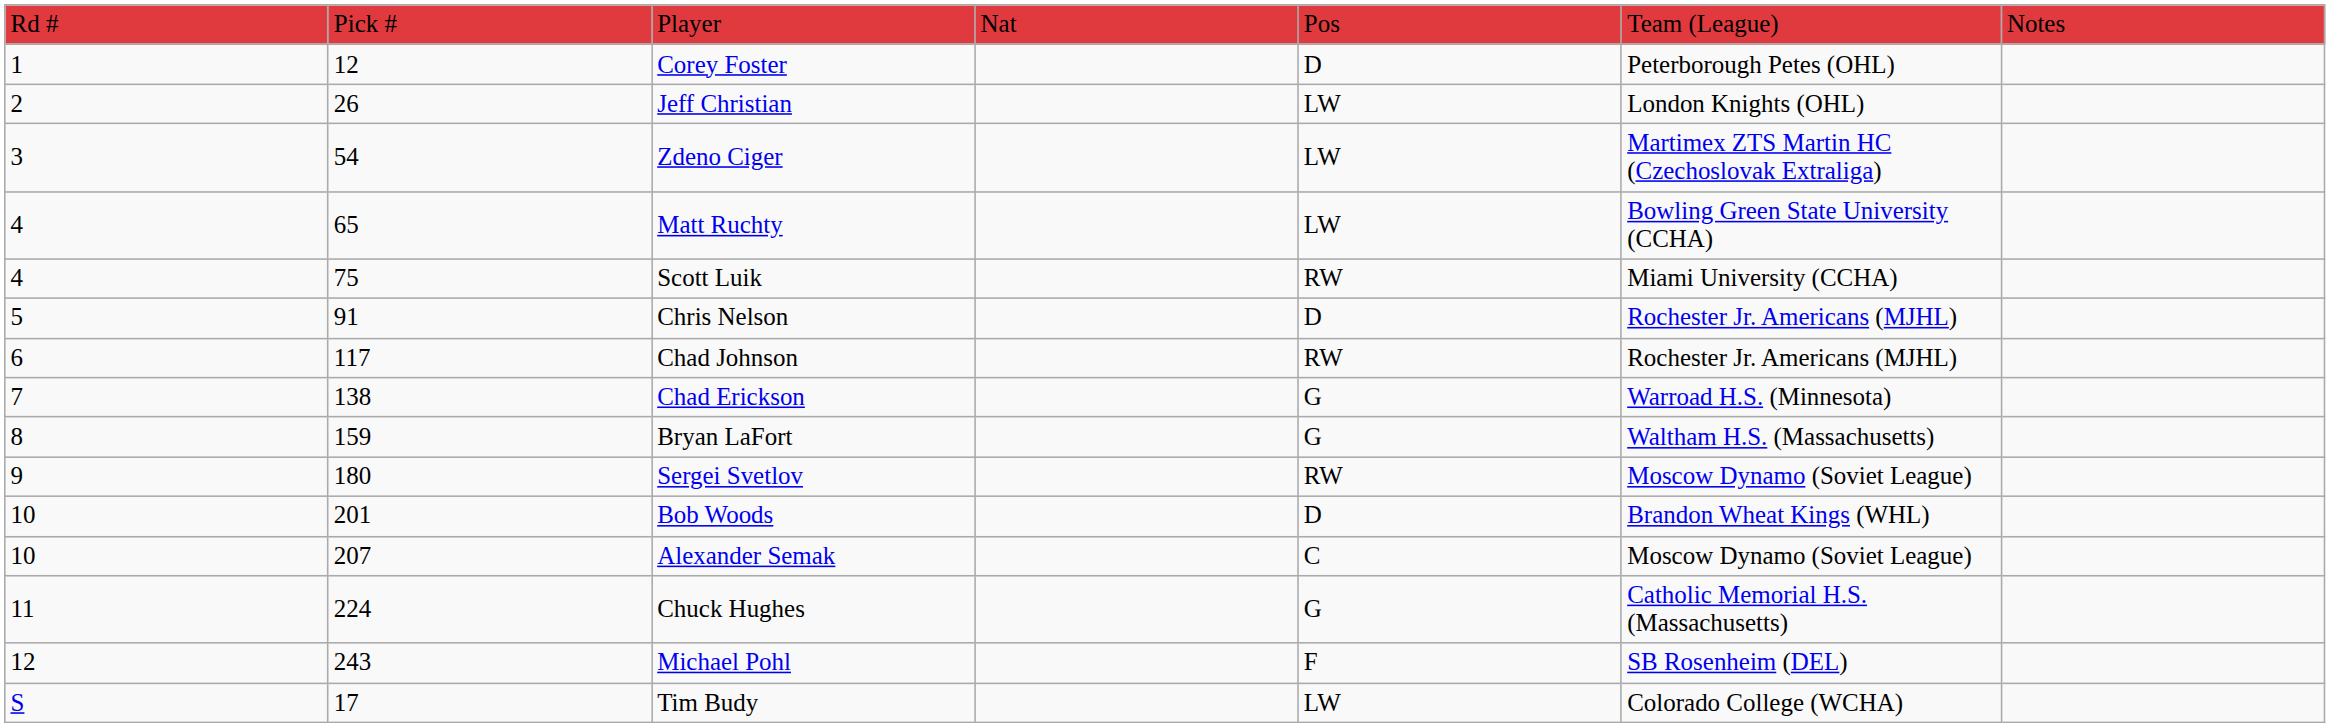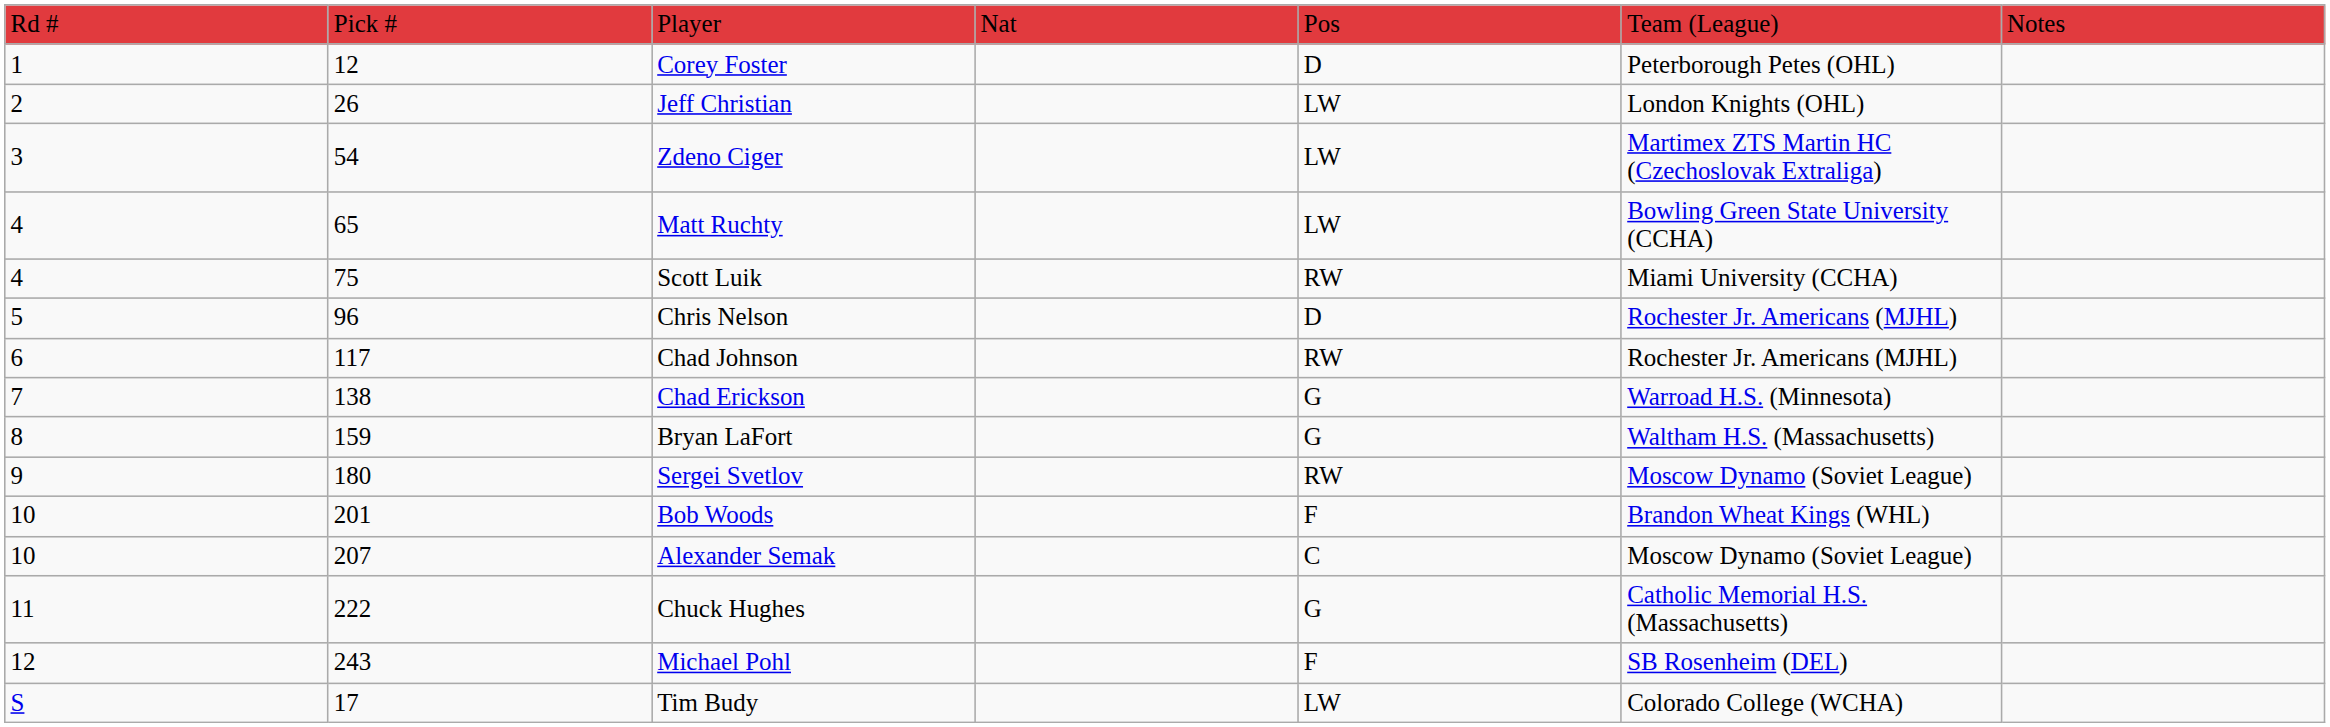(346, 317) 91 -> (346, 317) 96
(1313, 515) D -> (1311, 515) F
(353, 609) 224 -> (353, 609) 222
